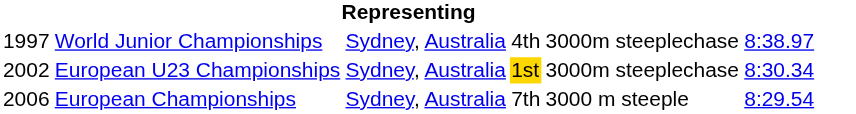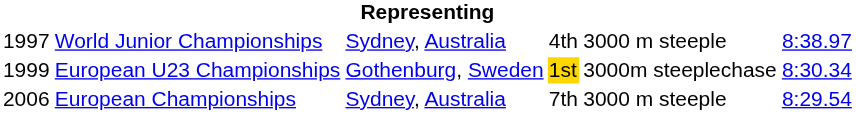(642, 41) 3000m steeplechase -> (655, 41) 3000 m steeple
(26, 70) 2002 -> (26, 70) 1999
(426, 70) Sydney, Australia -> (445, 70) Gothenburg, Sweden
